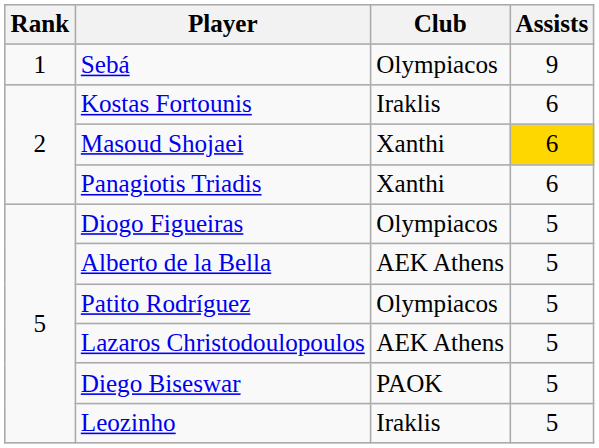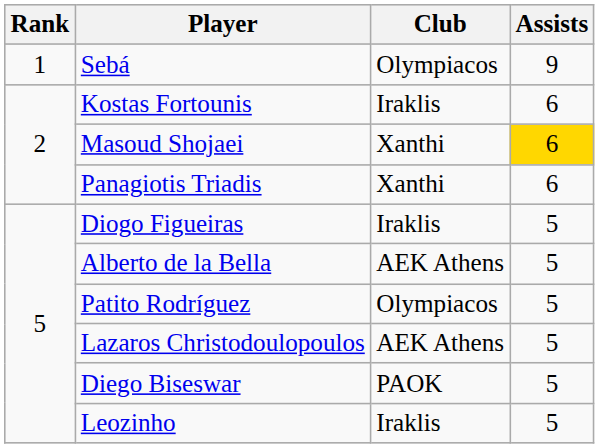(437, 223) Olympiacos -> (408, 223) Iraklis
